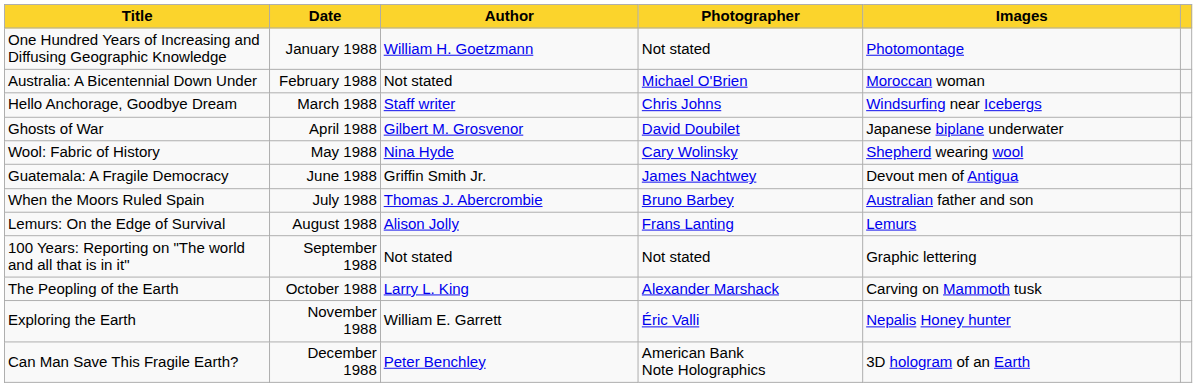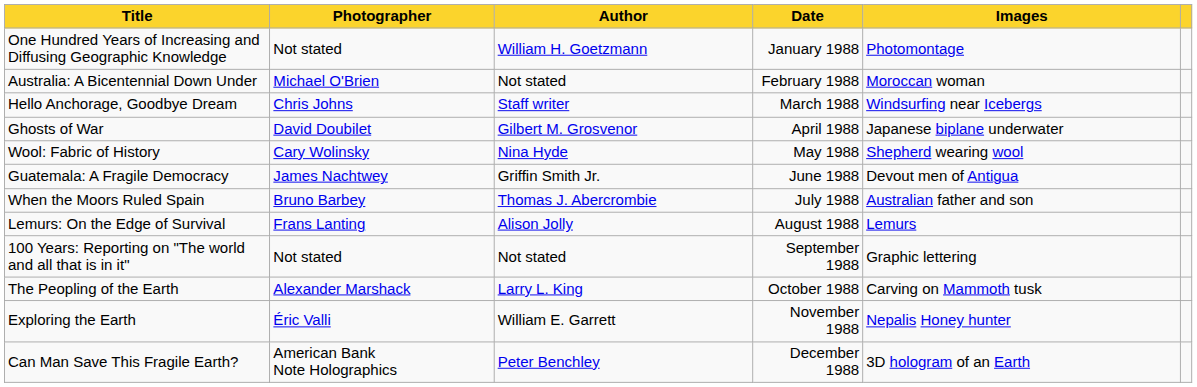columns swapped: (325, 16) <-> (751, 16)
